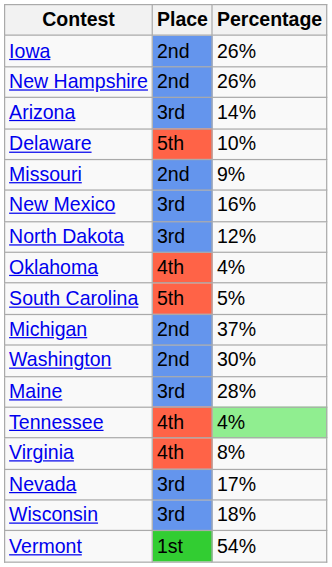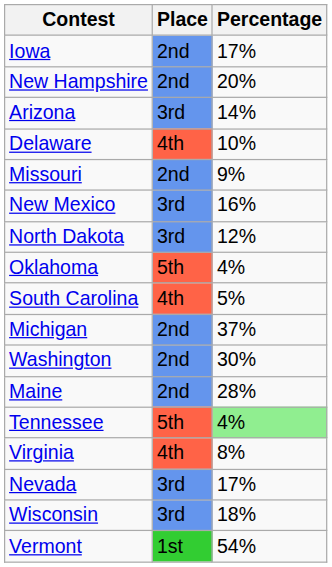(237, 50) 26% -> (237, 50) 17%
(237, 81) 26% -> (237, 81) 20%
(171, 143) 5th -> (171, 143) 4th
(171, 267) 4th -> (171, 267) 5th
(171, 298) 5th -> (171, 298) 4th
(171, 391) 3rd -> (173, 391) 2nd
(171, 422) 4th -> (171, 422) 5th
